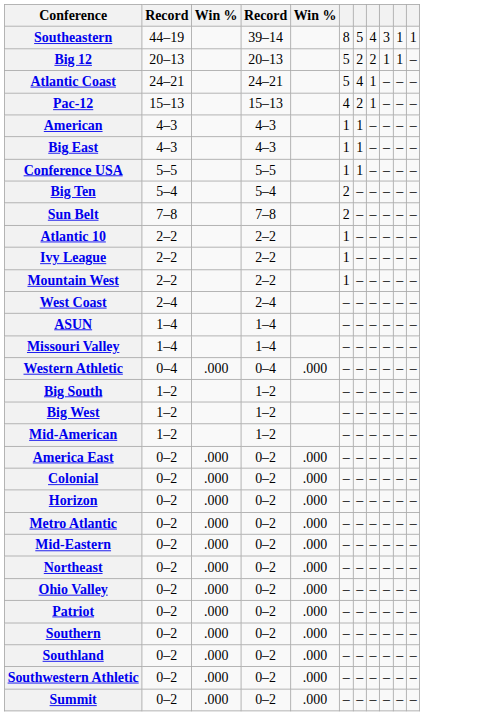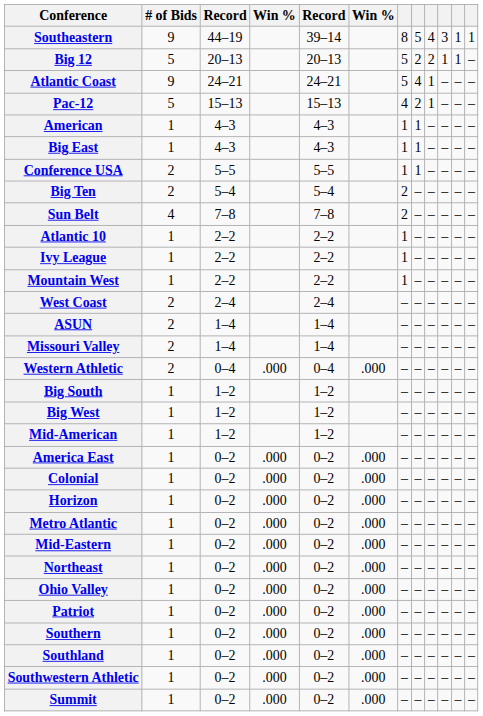+ column: (171, 15)
